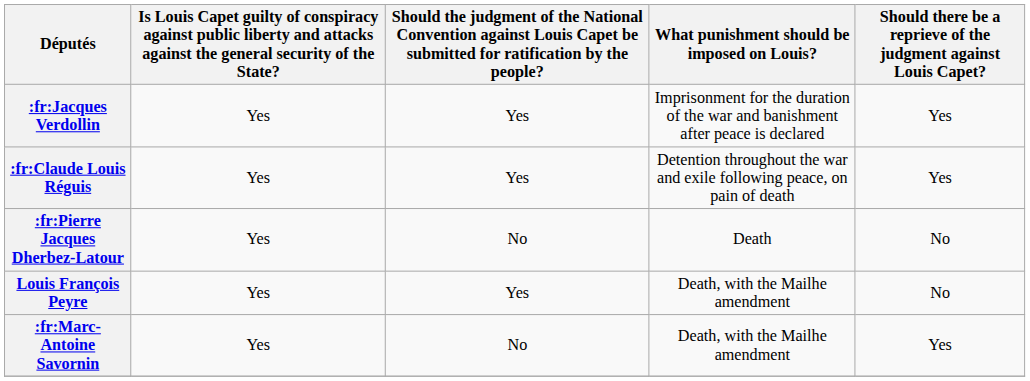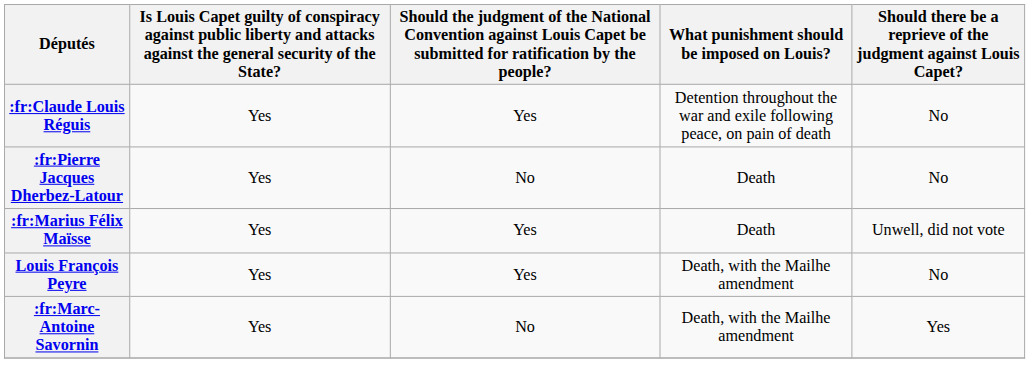- row: (68, 115)
(940, 177) Yes -> (938, 115) No
+ row: (67, 230)
